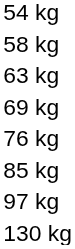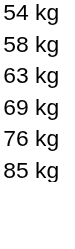- row: (31, 201)
- row: (38, 233)
